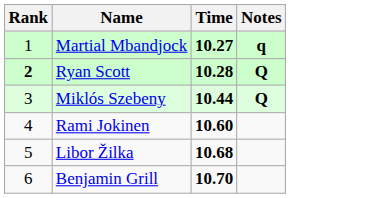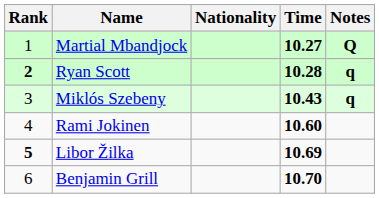+ column: (236, 17)
(261, 44) q -> (350, 44) Q
(261, 71) Q -> (350, 71) q
(214, 98) 10.44 -> (303, 98) 10.43
(261, 98) Q -> (350, 98) q
(28, 152) normal -> (28, 152) bold
(214, 152) 10.68 -> (303, 152) 10.69
